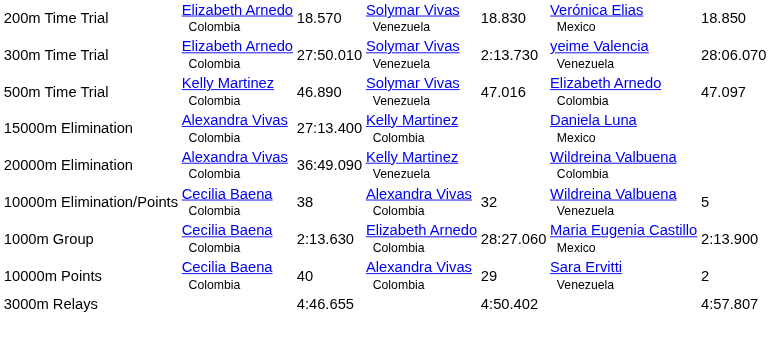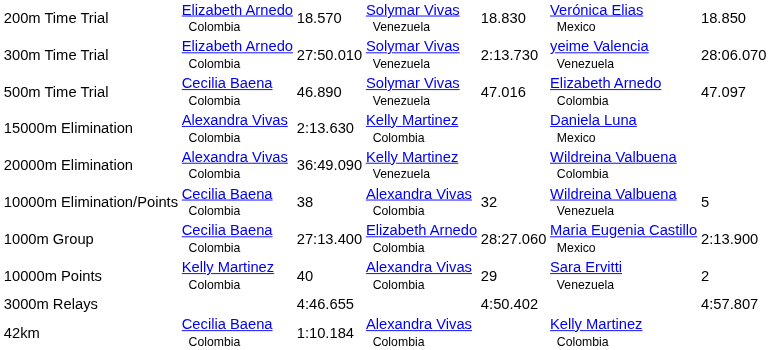(228, 91) Kelly Martinez Colombia -> (227, 91) Cecilia Baena Colombia
(329, 128) 27:13.400 -> (325, 128) 2:13.630
(325, 239) 2:13.630 -> (329, 239) 27:13.400
(227, 275) Cecilia Baena Colombia -> (228, 275) Kelly Martinez Colombia
+ row: (22, 332)
